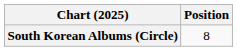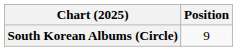(207, 35) 8 -> (207, 35) 9
